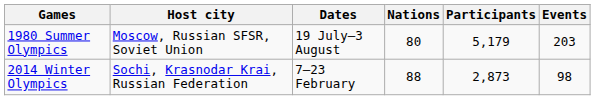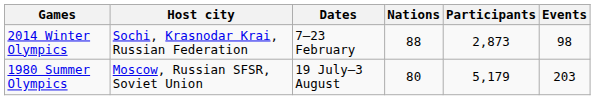rows swapped: (49, 42) <-> (49, 77)
